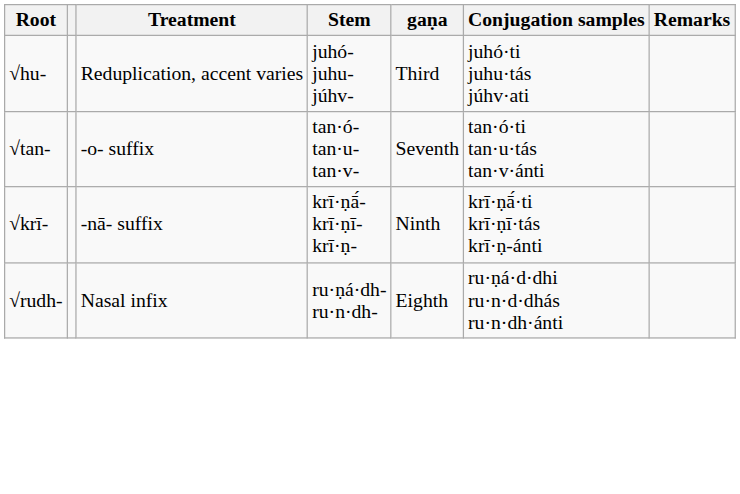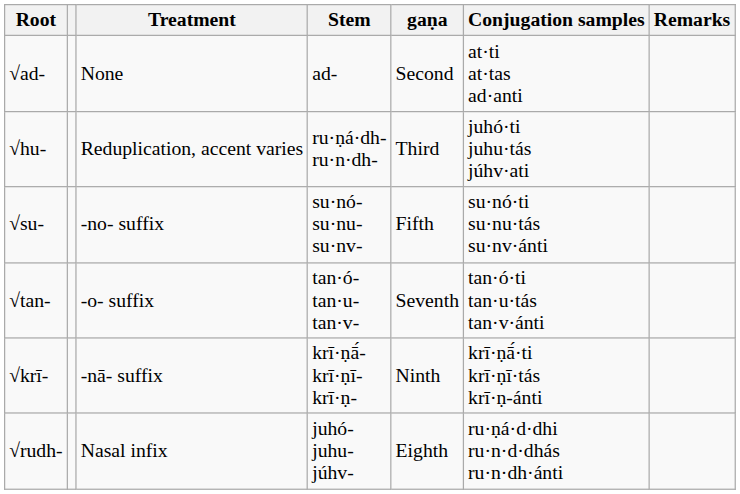+ row: (27, 73)
(333, 73) juhó- juhu- júhv- -> (349, 148) ru·ṇá·dh- ru·n·dh-
+ row: (27, 224)
(349, 299) ru·ṇá·dh- ru·n·dh- -> (333, 450) juhó- juhu- júhv-
